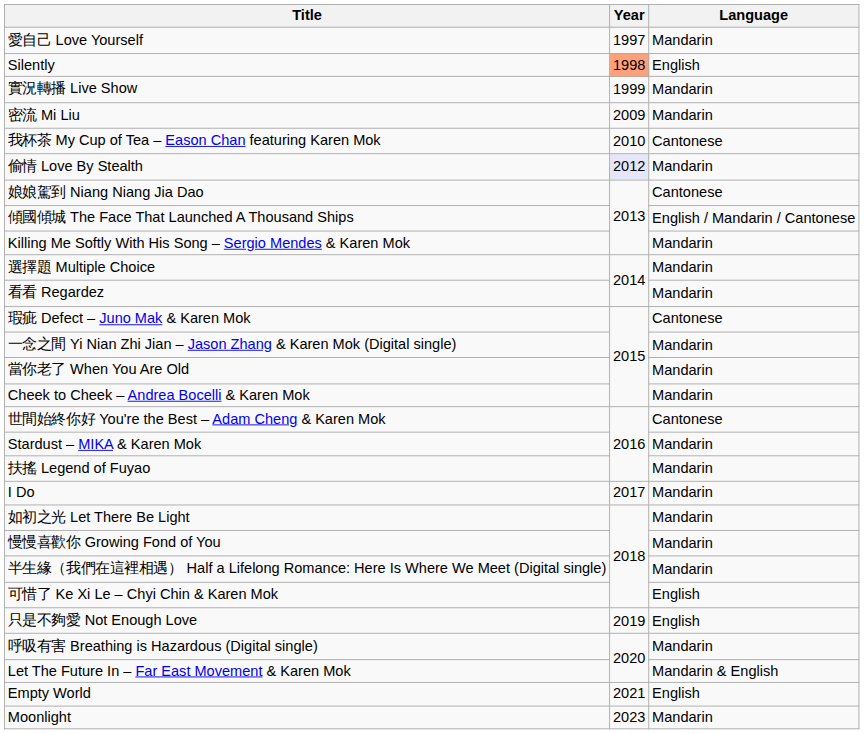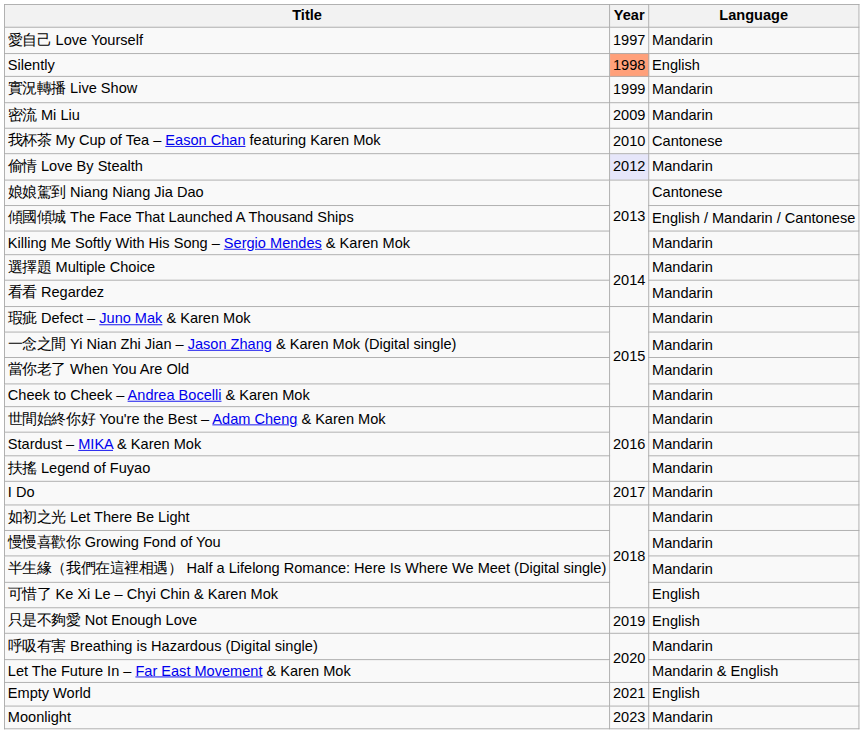(687, 319) Cantonese -> (682, 319) Mandarin
(687, 419) Cantonese -> (682, 419) Mandarin
